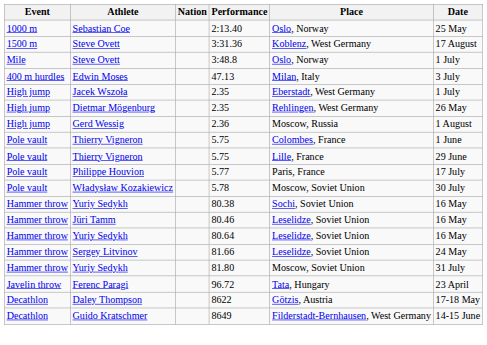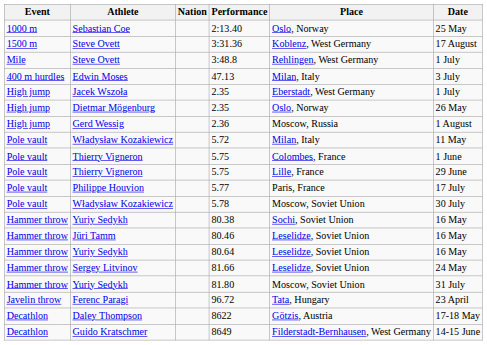(300, 60) Oslo, Norway -> (325, 60) Rehlingen, West Germany
(325, 108) Rehlingen, West Germany -> (300, 108) Oslo, Norway
+ row: (123, 140)
